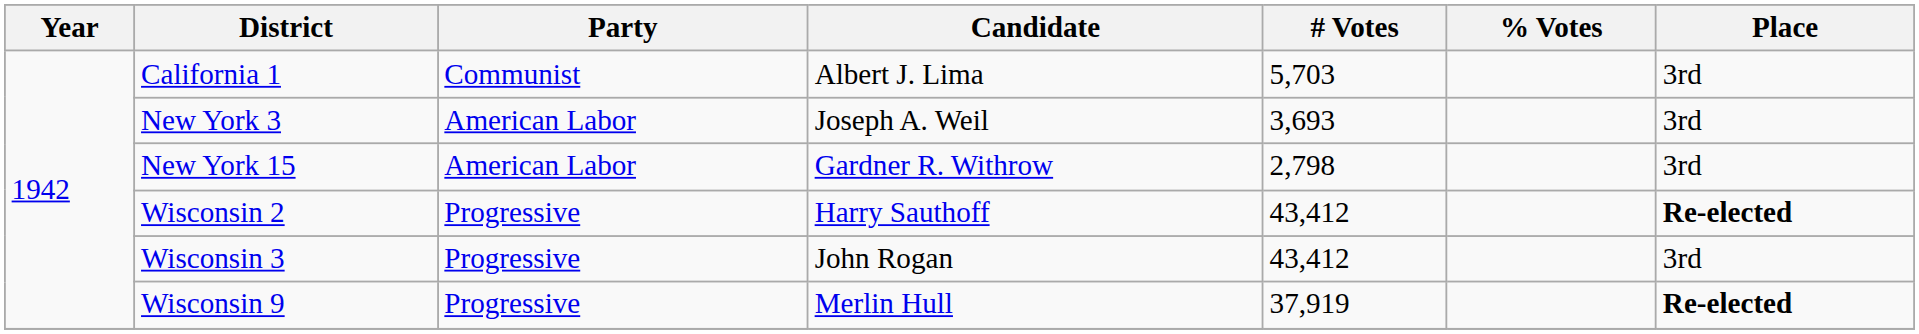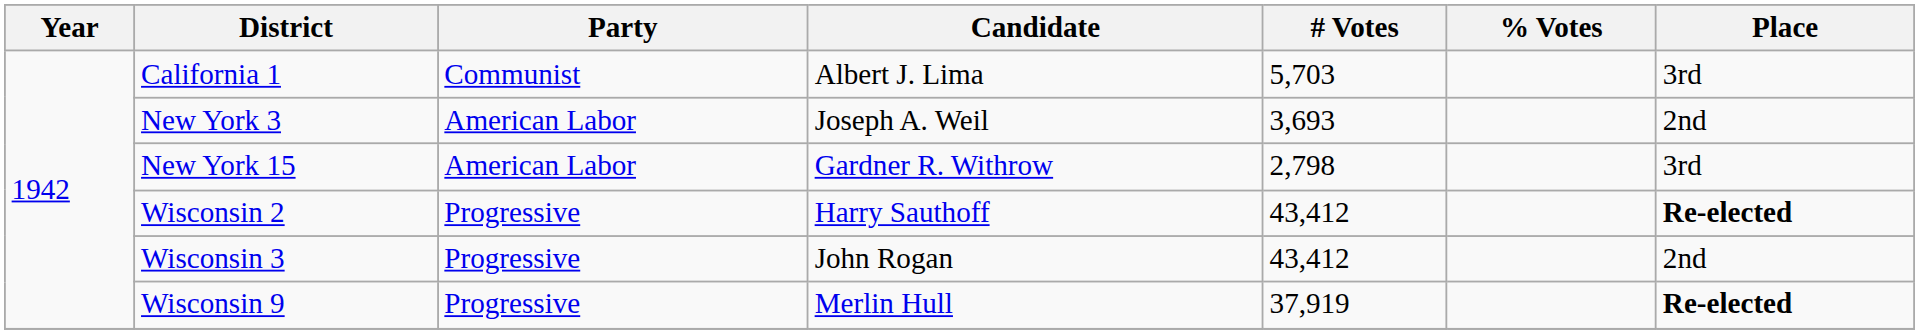(1682, 119) 3rd -> (1685, 119) 2nd
(1682, 258) 3rd -> (1685, 258) 2nd
